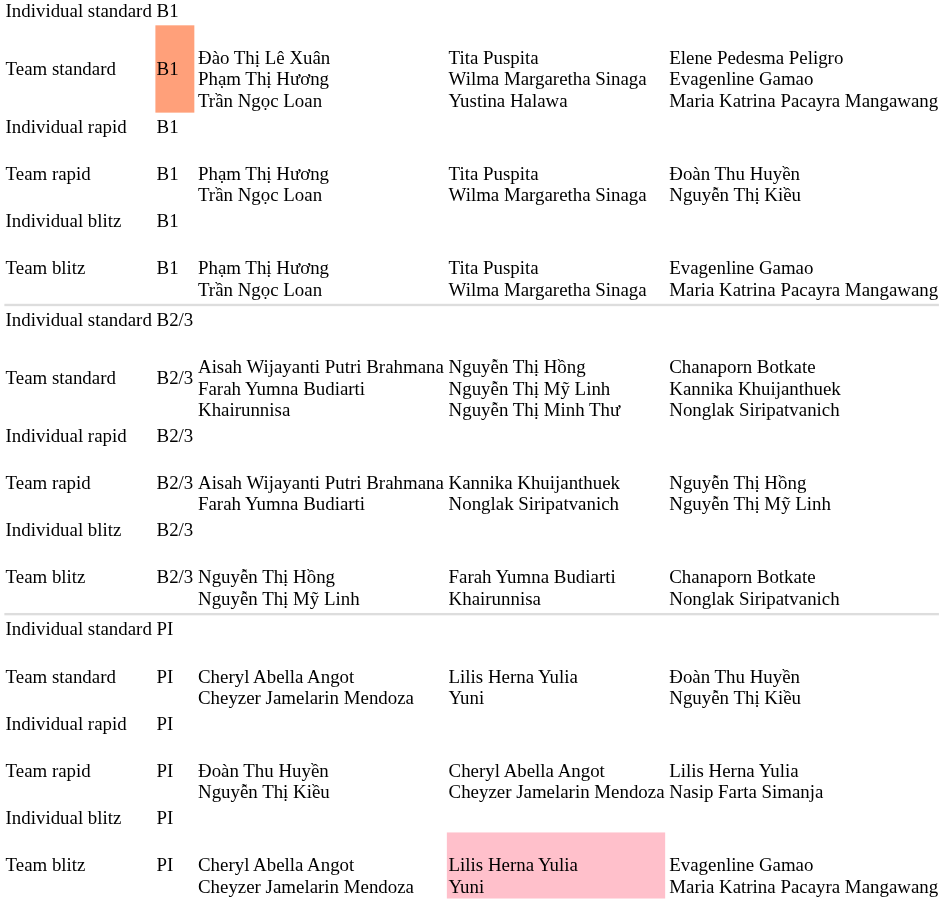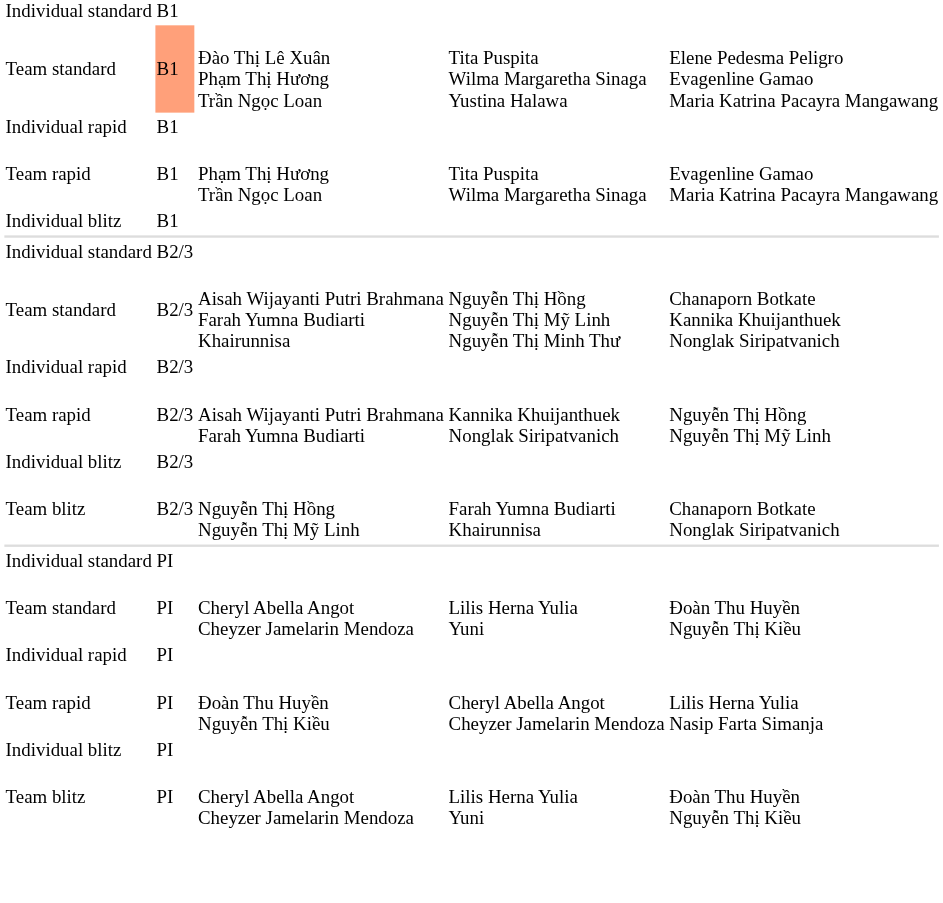(735, 184) Đoàn Thu Huyền Nguyễn Thị Kiều -> (804, 184) Evagenline Gamao Maria Katrina Pacayra Mangawang
- row: (46, 268)
(513, 876) pink background -> (513, 807) no background
(804, 876) Evagenline Gamao Maria Katrina Pacayra Mangawang -> (735, 807) Đoàn Thu Huyền Nguyễn Thị Kiều
